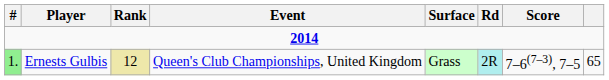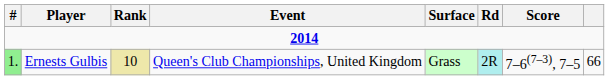(130, 62) 12 -> (130, 62) 10
(594, 62) 65 -> (594, 62) 66
